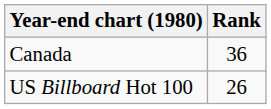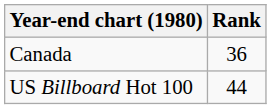(237, 86) 26 -> (237, 86) 44
